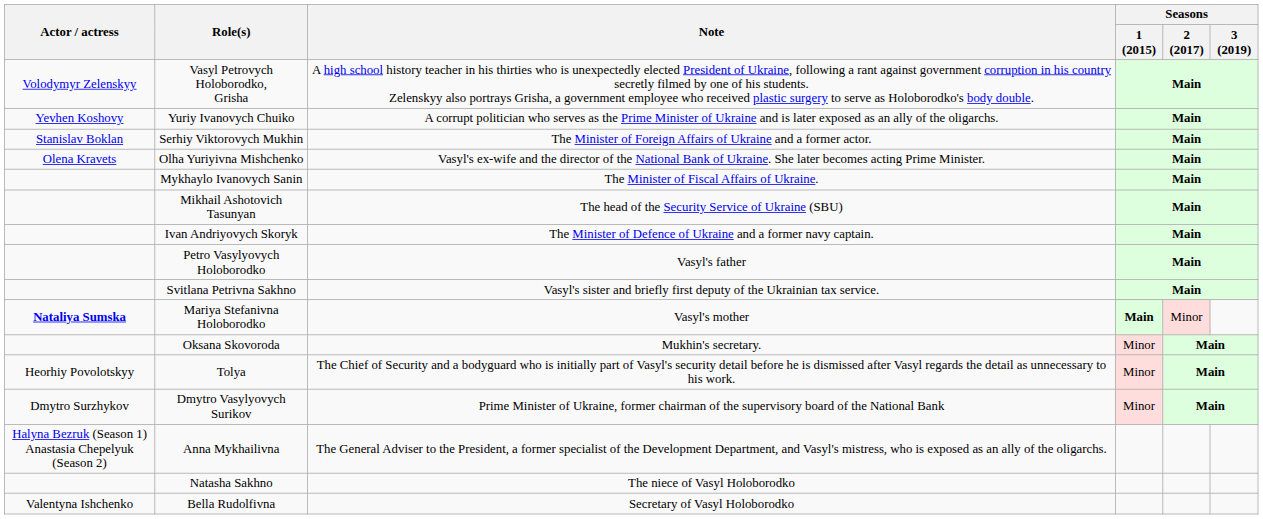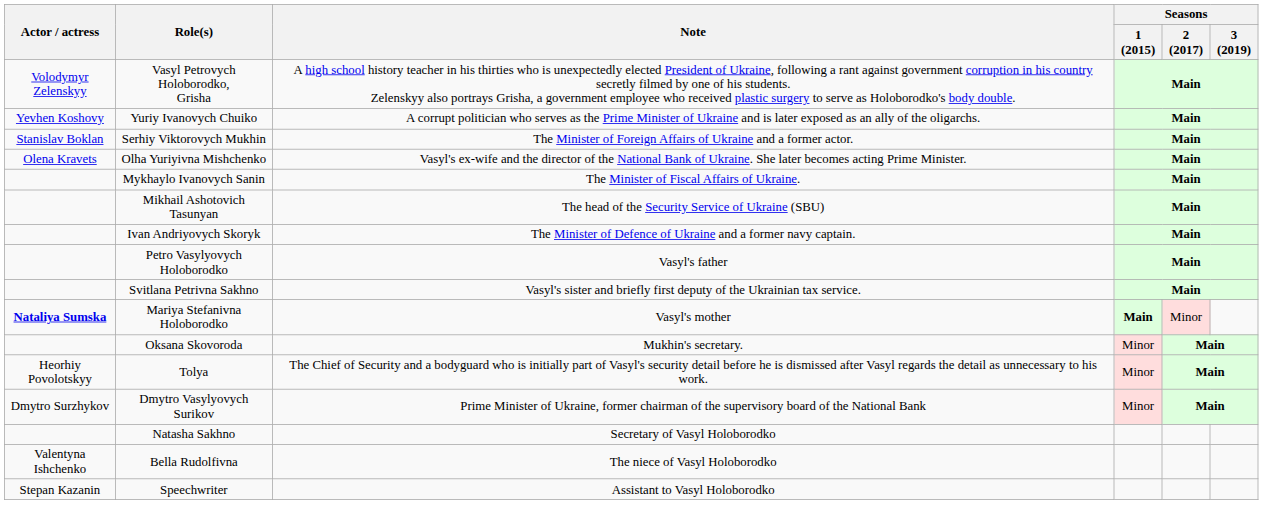- row: (231, 448)
(711, 483) The niece of Vasyl Holoborodko -> (693, 434) Secretary of Vasyl Holoborodko
(711, 503) Secretary of Vasyl Holoborodko -> (693, 461) The niece of Vasyl Holoborodko
+ row: (194, 489)
